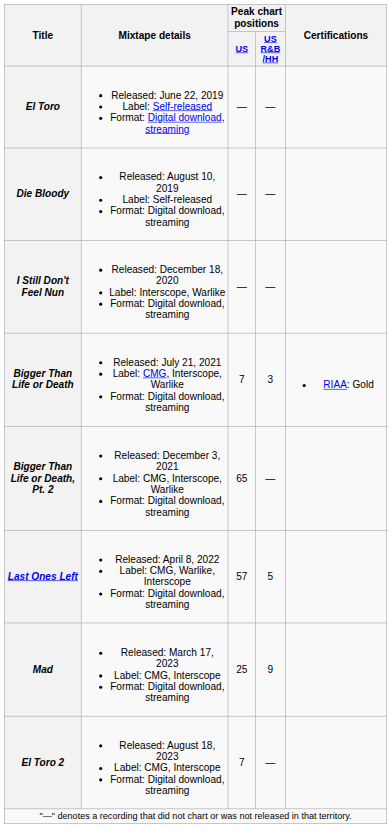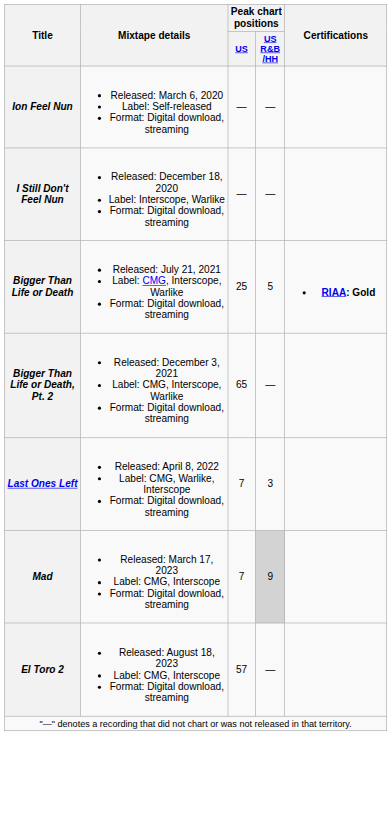- row: (43, 107)
- row: (43, 194)
+ row: (42, 107)
(242, 379) 7 -> (242, 287) 25
(270, 379) 3 -> (270, 287) 5
(336, 385) normal -> (336, 293) bold
(242, 576) 57 -> (242, 484) 7
(270, 576) 5 -> (270, 484) 3
(242, 669) 25 -> (242, 576) 7
(270, 669) no background -> (270, 576) lightgrey background
(242, 762) 7 -> (242, 669) 57
